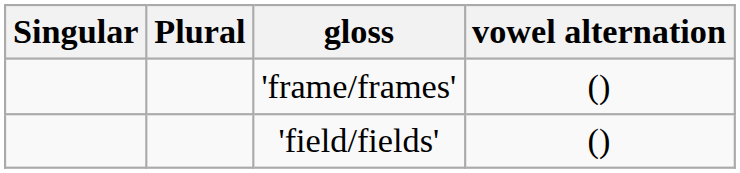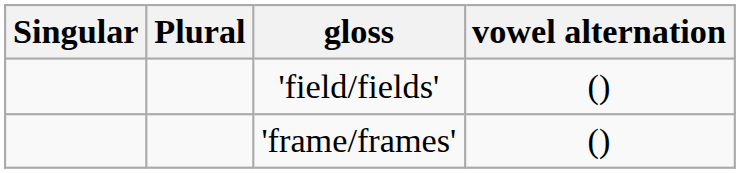rows swapped: (359, 140) <-> (359, 85)
